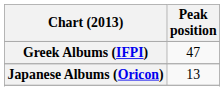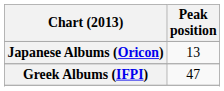rows swapped: (86, 52) <-> (86, 74)
